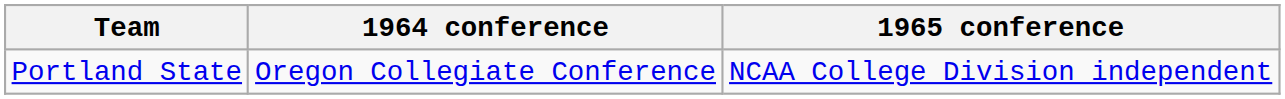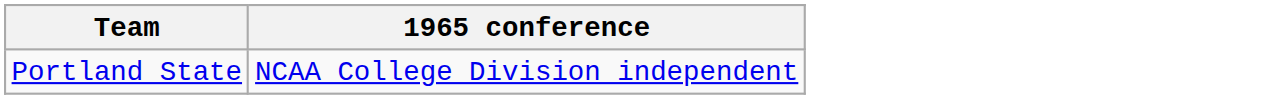- column: (486, 27)
